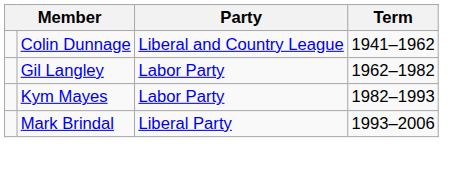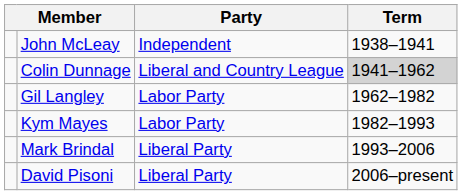+ row: (70, 44)
(393, 44) no background -> (393, 70) lightgrey background
+ row: (67, 176)
